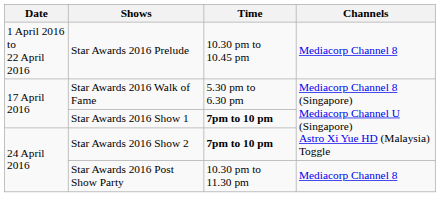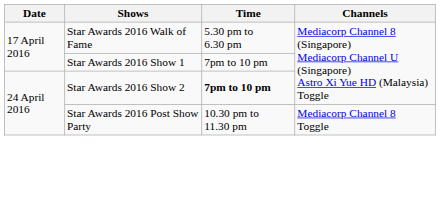- row: (130, 50)
(240, 118) bold -> (236, 62) normal
(348, 176) Mediacorp Channel 8 -> (347, 119) Mediacorp Channel 8 Toggle
